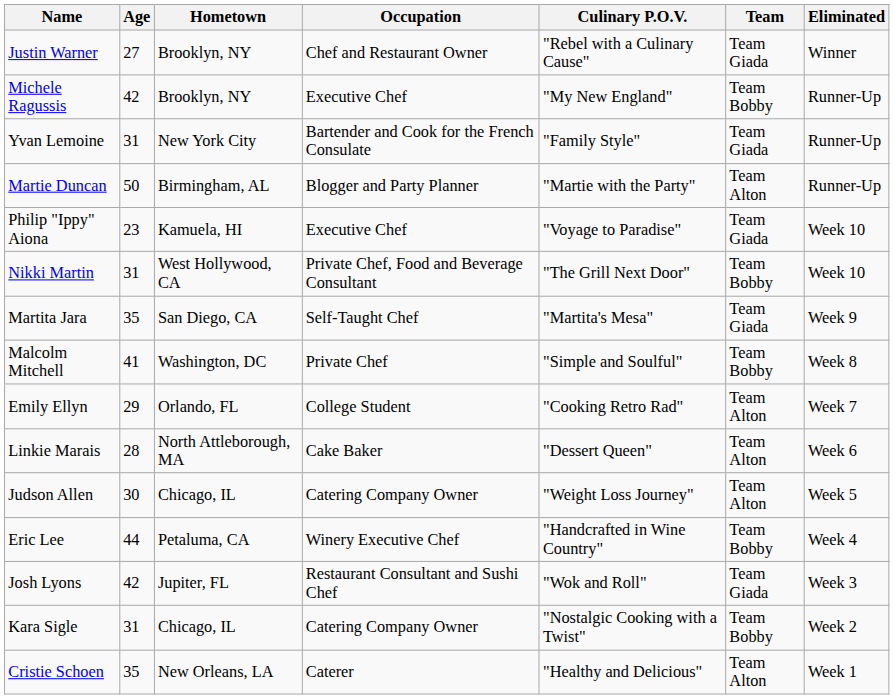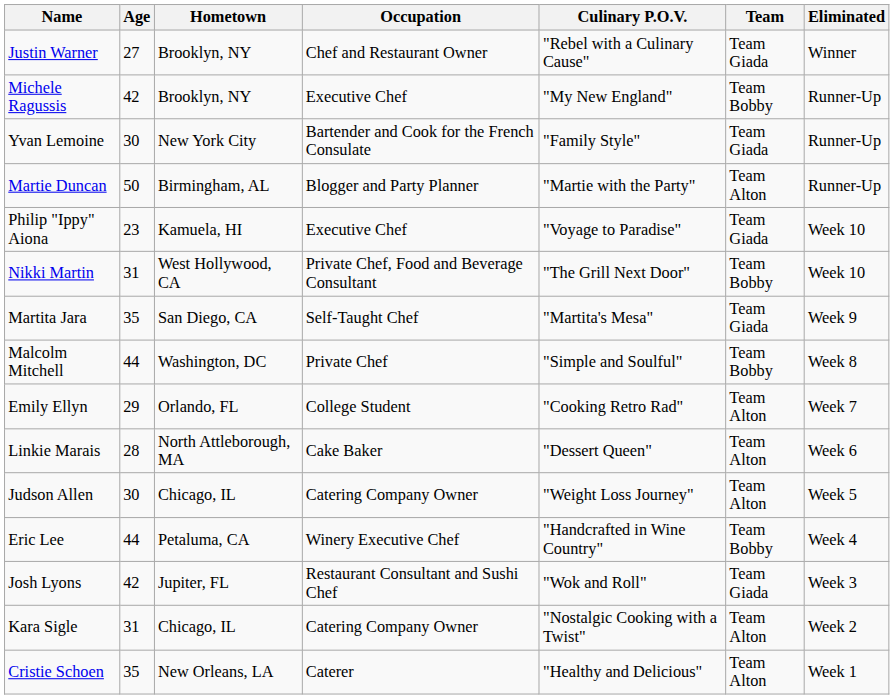(131, 140) 31 -> (131, 140) 30
(131, 362) 41 -> (131, 362) 44
(751, 627) Team Bobby -> (748, 627) Team Alton
